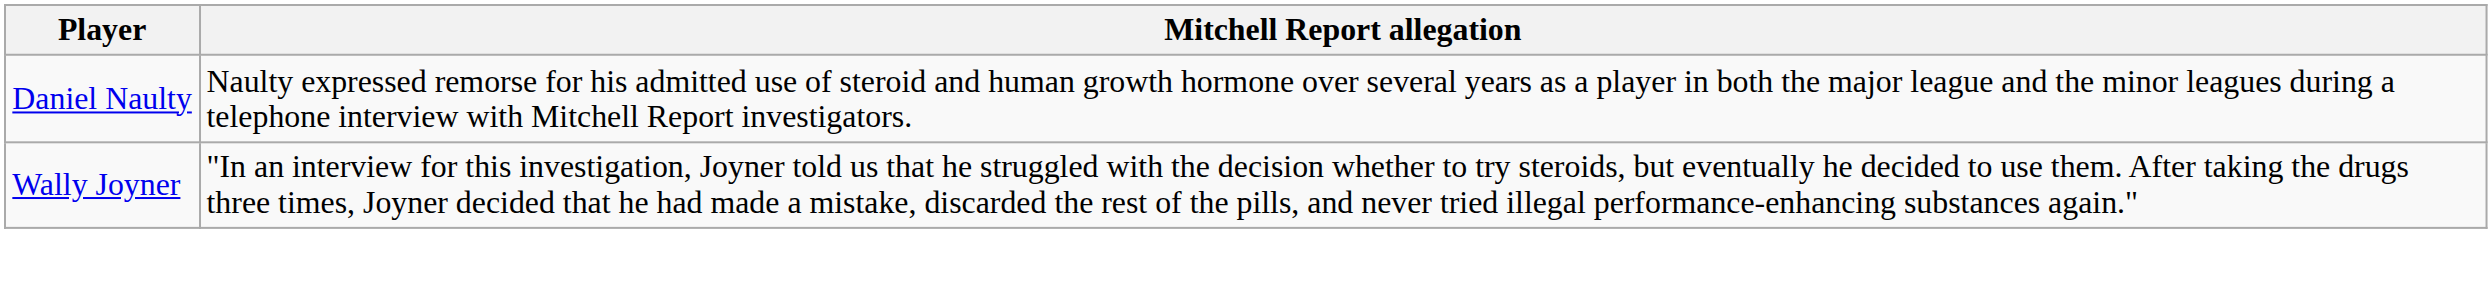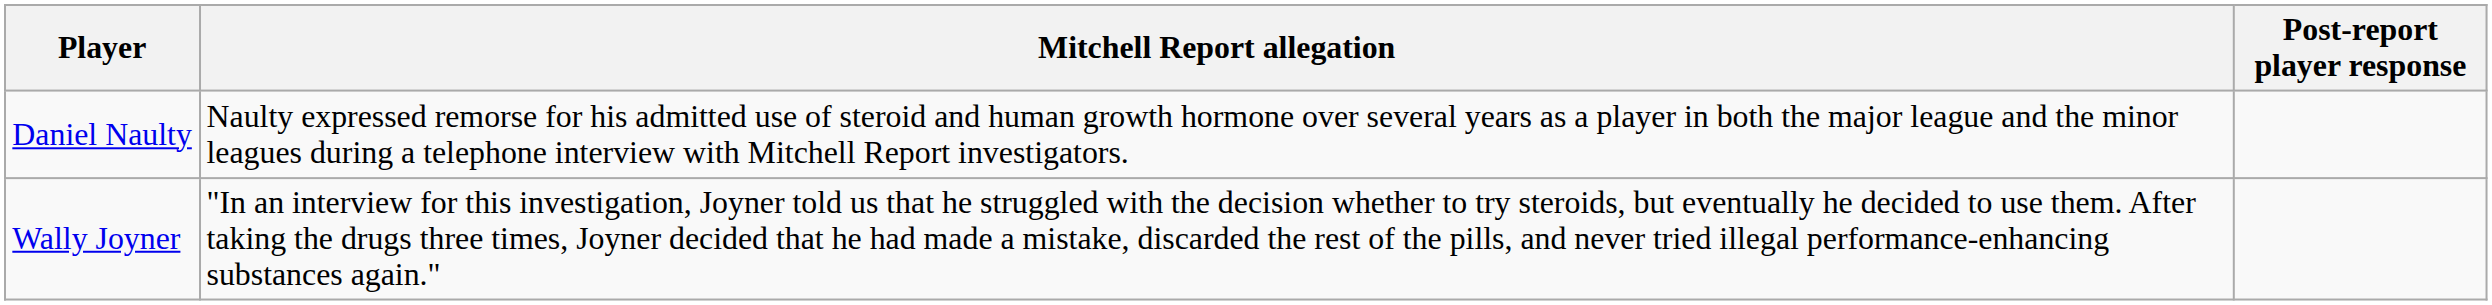+ column: (2360, 47)
